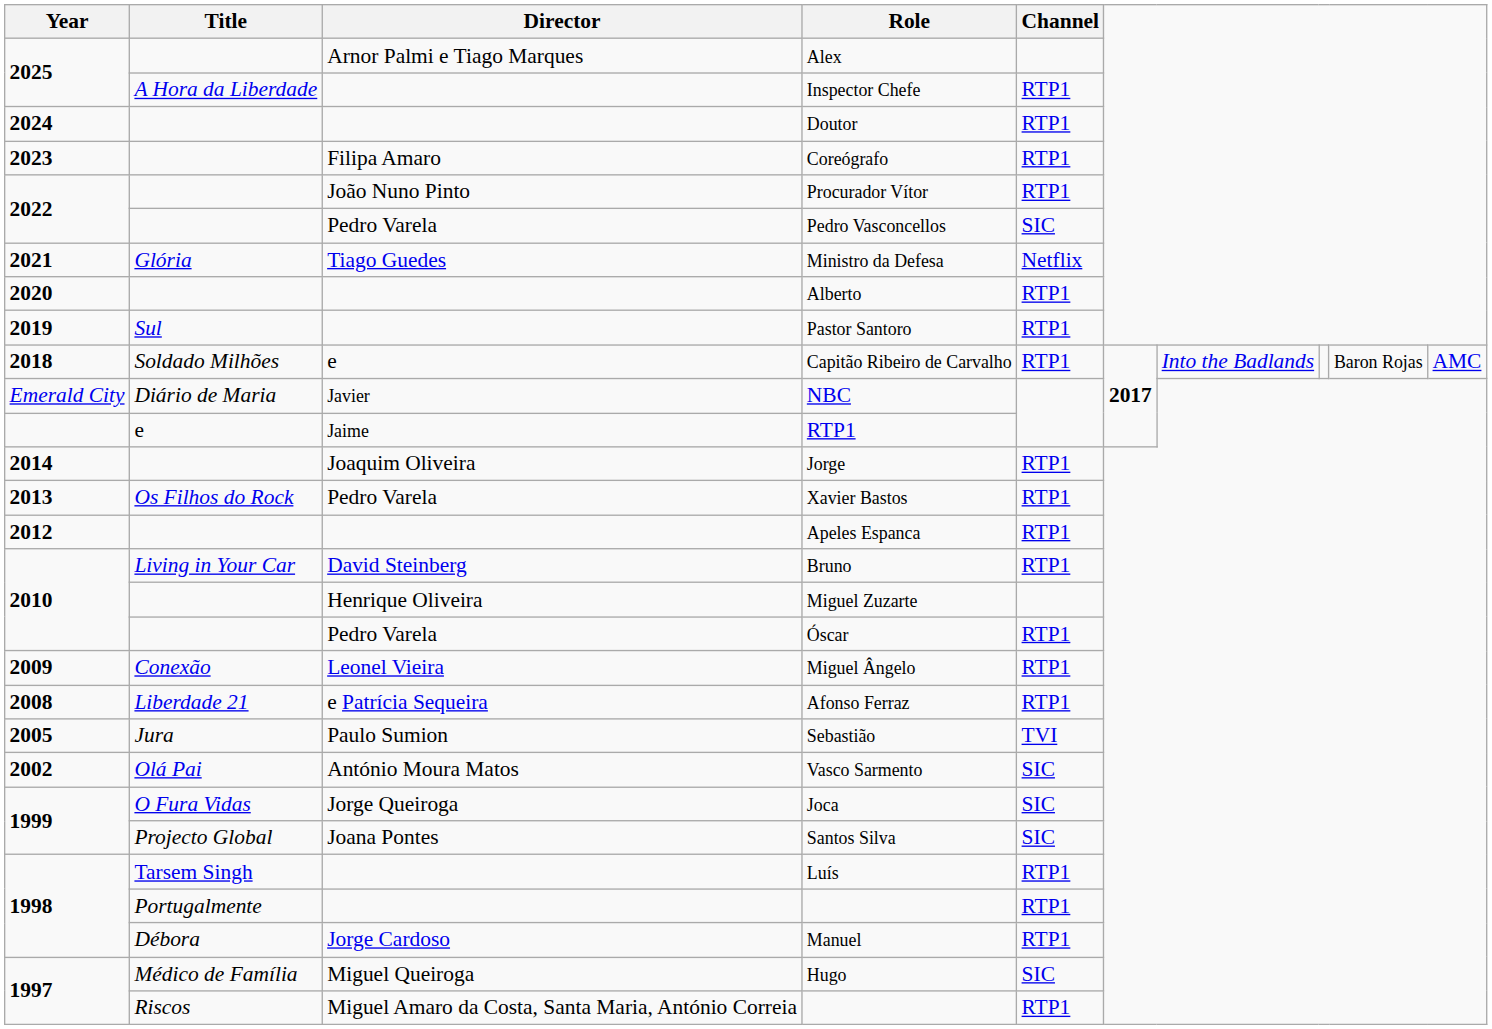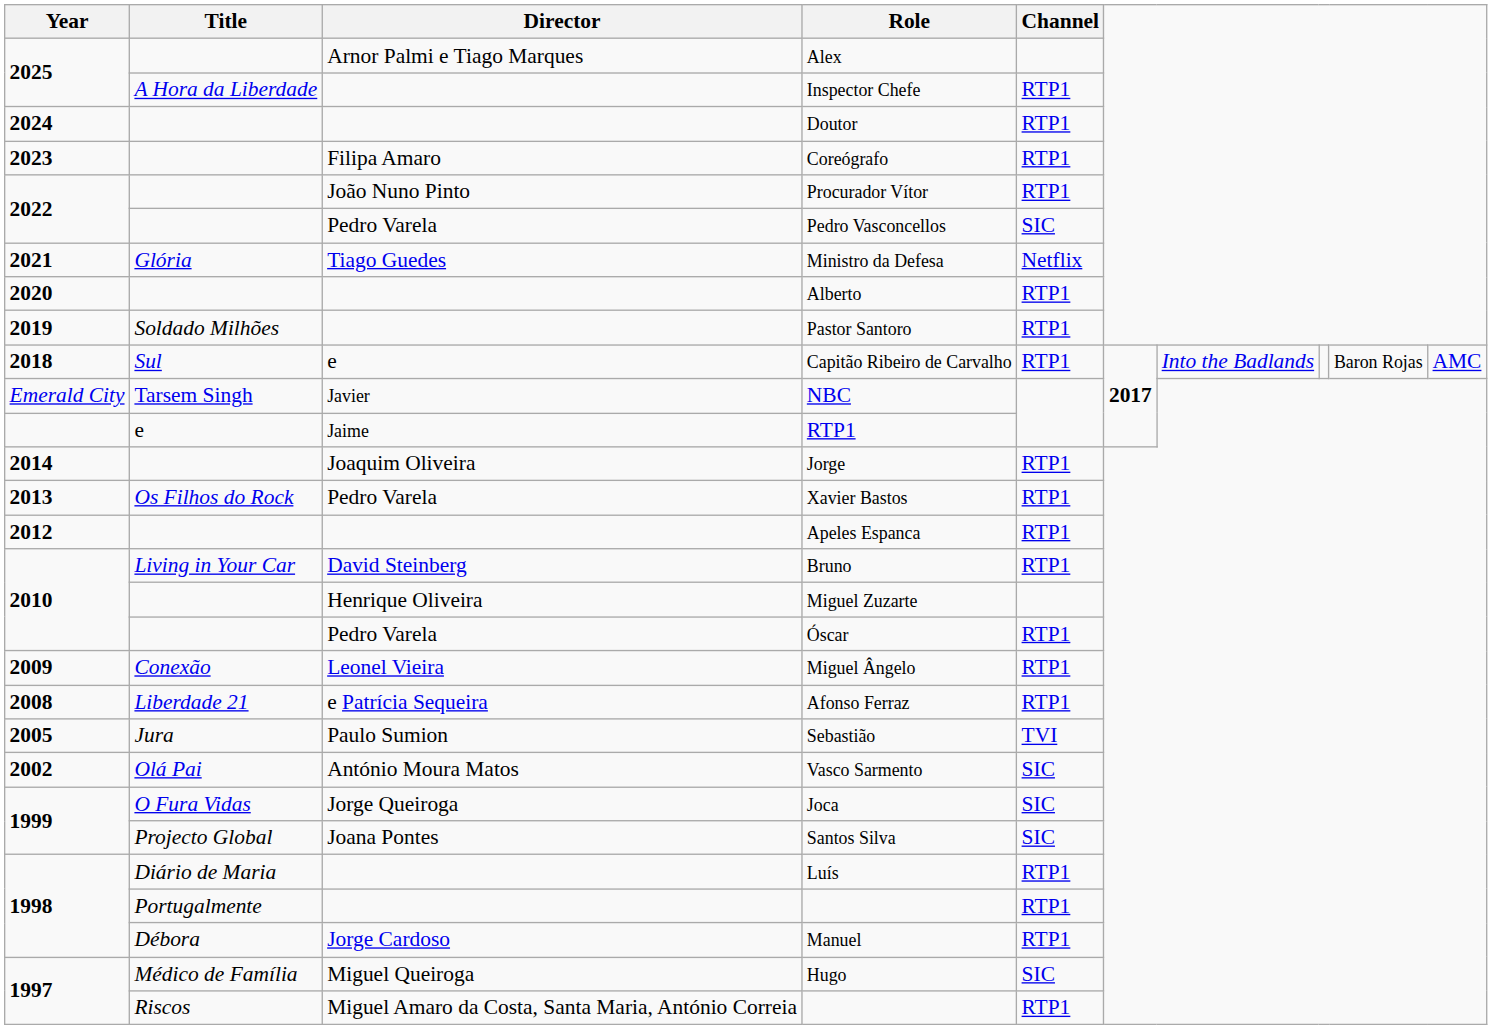(148, 327) Sul -> (207, 327) Soldado Milhões
(207, 361) Soldado Milhões -> (148, 361) Sul
(205, 395) Diário de Maria -> (194, 395) Tarsem Singh
(194, 871) Tarsem Singh -> (205, 871) Diário de Maria
